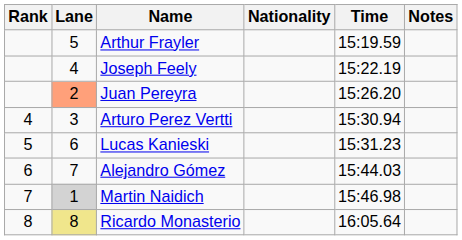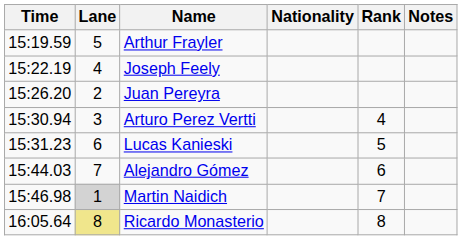columns swapped: (28, 17) <-> (369, 17)
(74, 94) lightsalmon background -> (97, 94) no background
